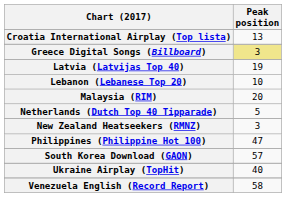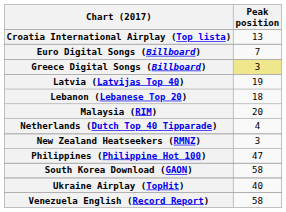+ row: (119, 52)
(257, 82) 10 -> (257, 96) 18
(257, 111) 5 -> (257, 126) 4
(257, 156) 57 -> (257, 171) 58
